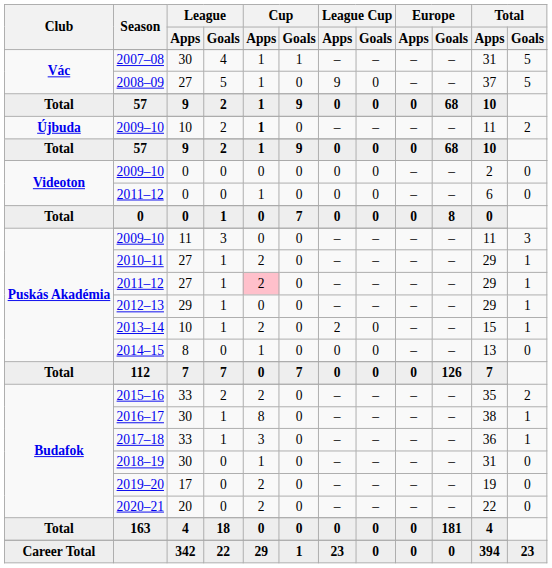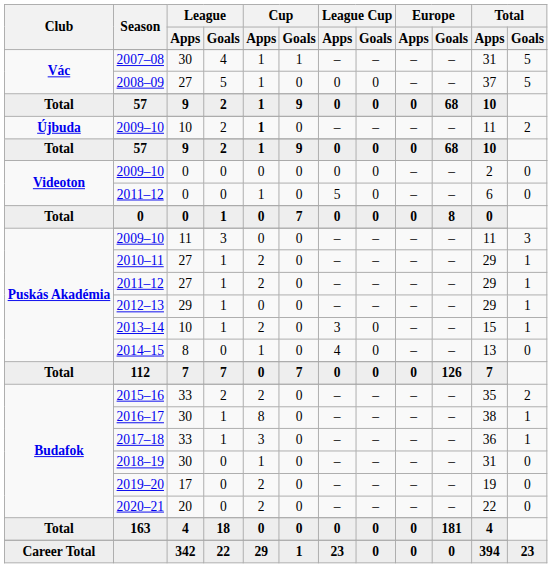(337, 83) 9 -> (337, 83) 0
(337, 194) 0 -> (337, 194) 5
(261, 283) pink background -> (261, 283) no background
(337, 328) 2 -> (337, 328) 3
(337, 350) 0 -> (337, 350) 4
